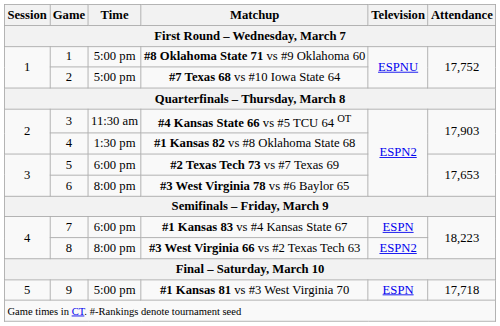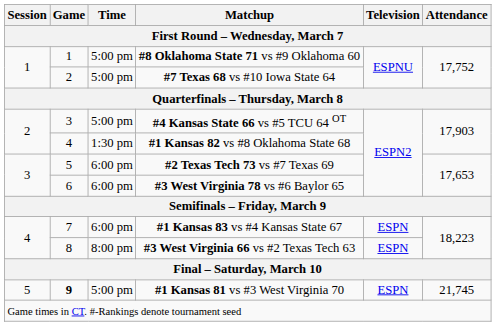(115, 121) 11:30 am -> (112, 121) 5:00 pm
(115, 185) 8:00 pm -> (112, 185) 6:00 pm
(398, 248) ESPN2 -> (393, 248) ESPN
(69, 290) normal -> (69, 290) bold
(462, 290) 17,718 -> (457, 290) 21,745
